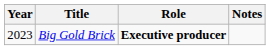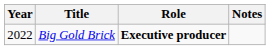(20, 34) 2023 -> (20, 34) 2022
